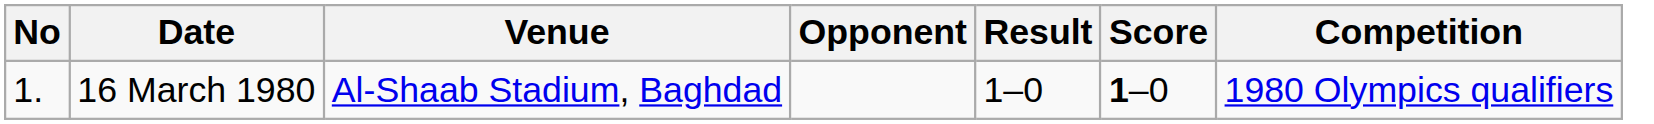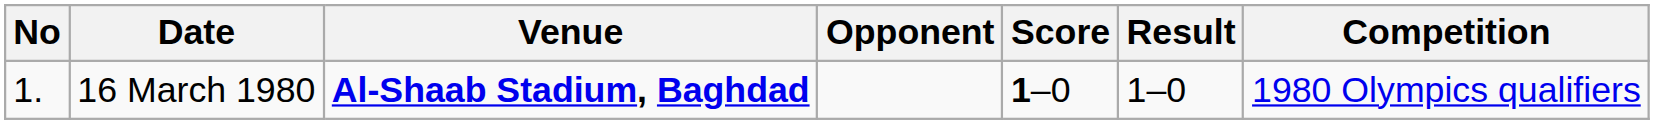columns swapped: (1159, 32) <-> (1038, 32)
(557, 89) normal -> (571, 89) bold
